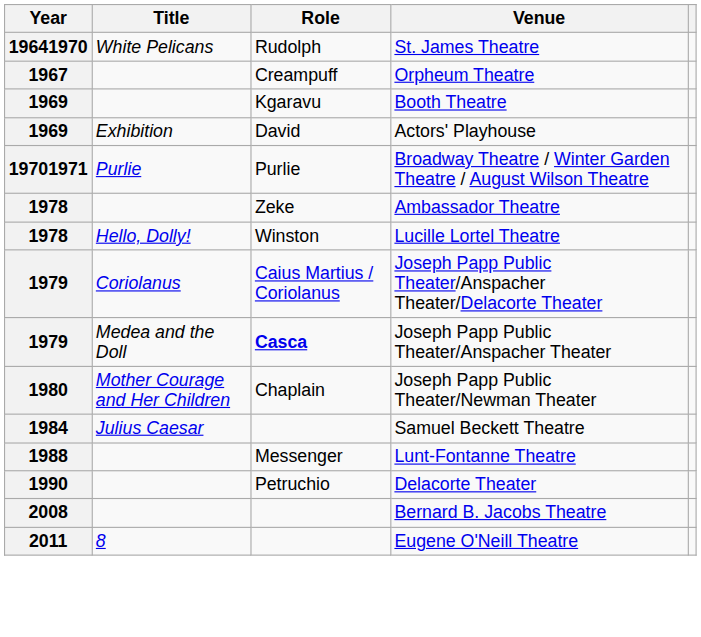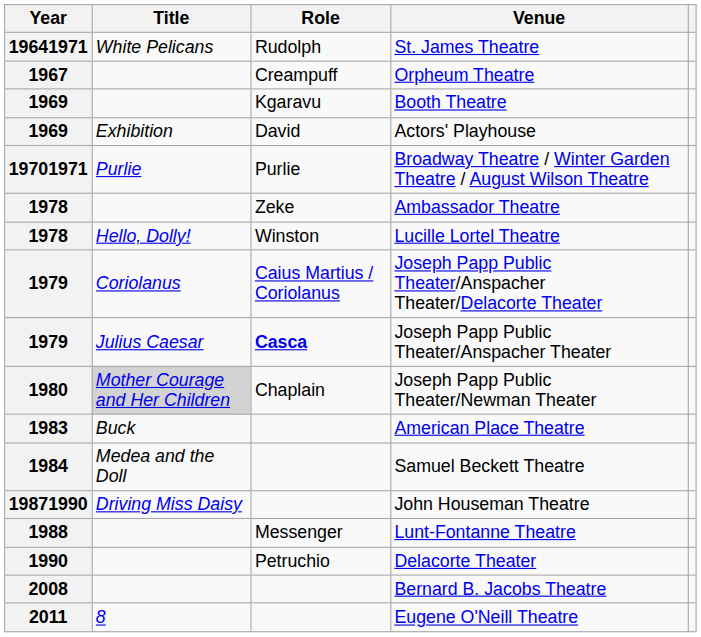(48, 46) 19641970 -> (48, 46) 19641971
(155, 342) Medea and the Doll -> (150, 342) Julius Caesar
(163, 390) no background -> (163, 390) lightgrey background
+ row: (490, 428)
(150, 428) Julius Caesar -> (155, 466) Medea and the Doll
+ row: (492, 504)
